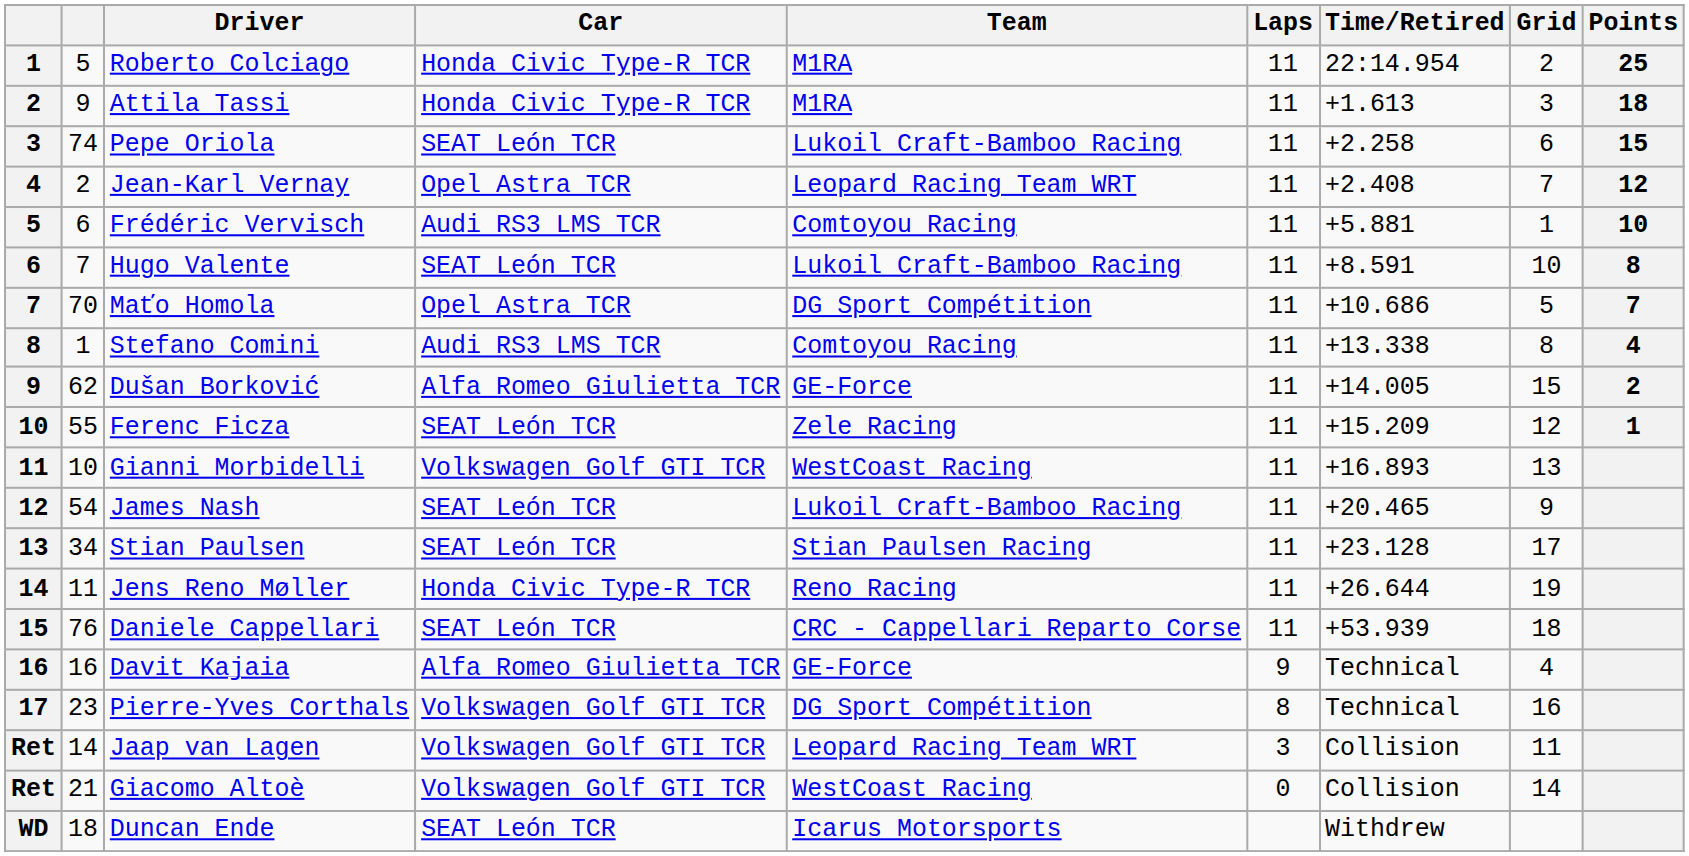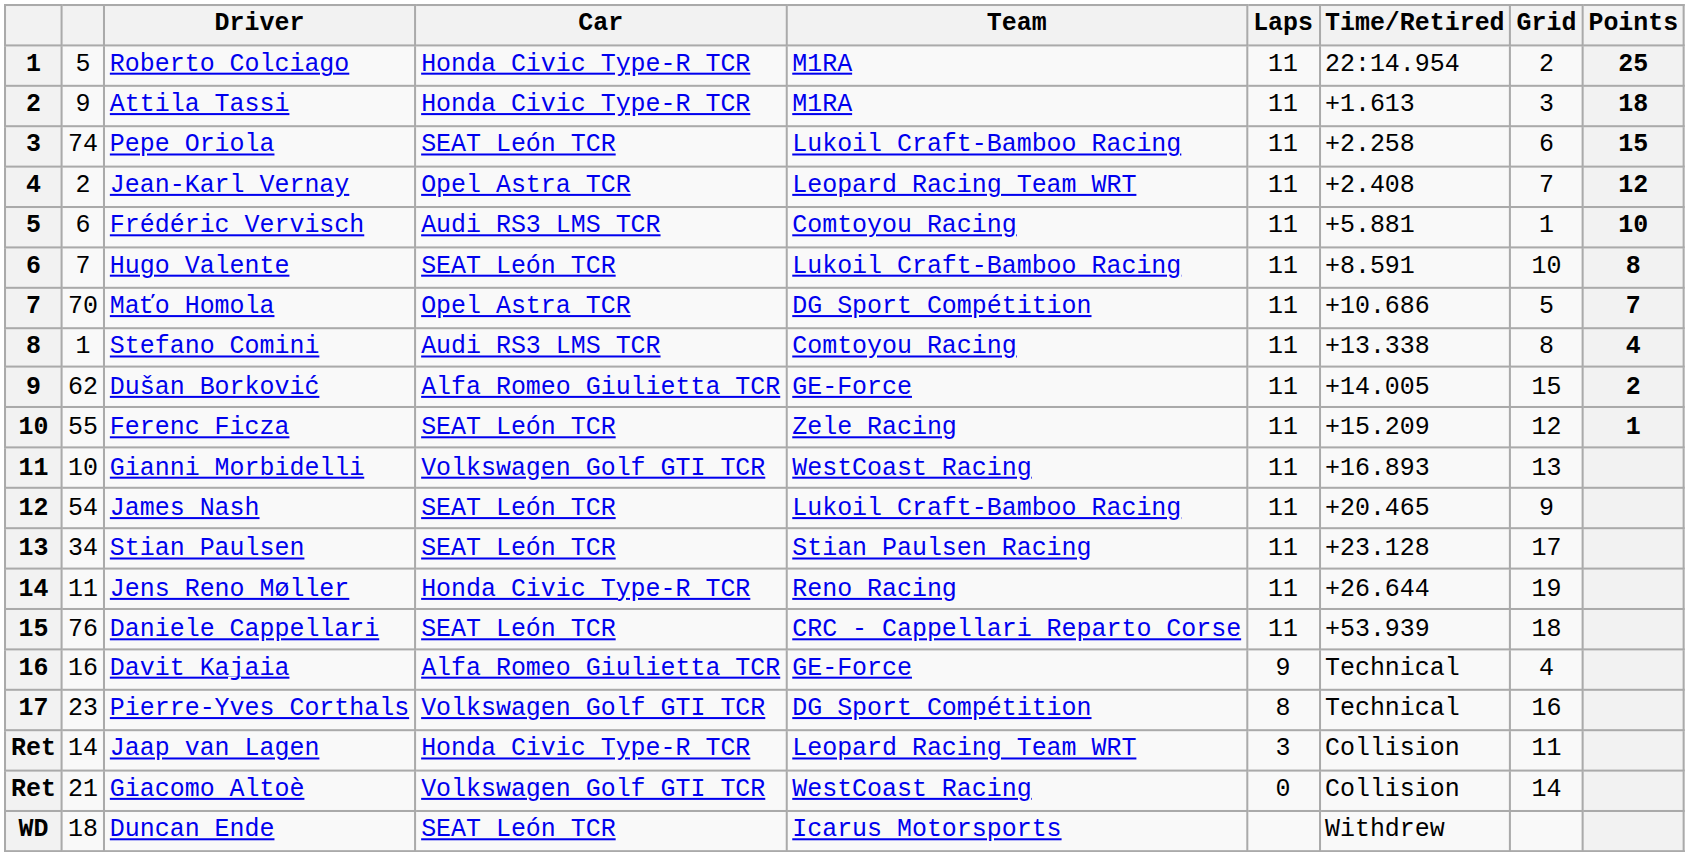(593, 750) Volkswagen Golf GTI TCR -> (586, 750) Honda Civic Type-R TCR
